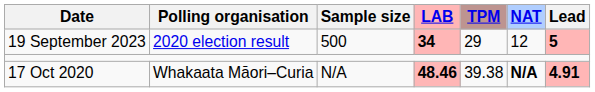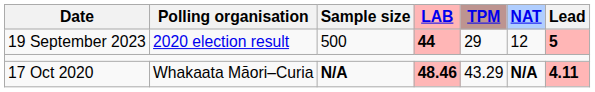(426, 41) 34 -> (426, 41) 44
(334, 73) normal -> (334, 73) bold
(484, 73) 39.38 -> (484, 73) 43.29
(564, 73) 4.91 -> (564, 73) 4.11
